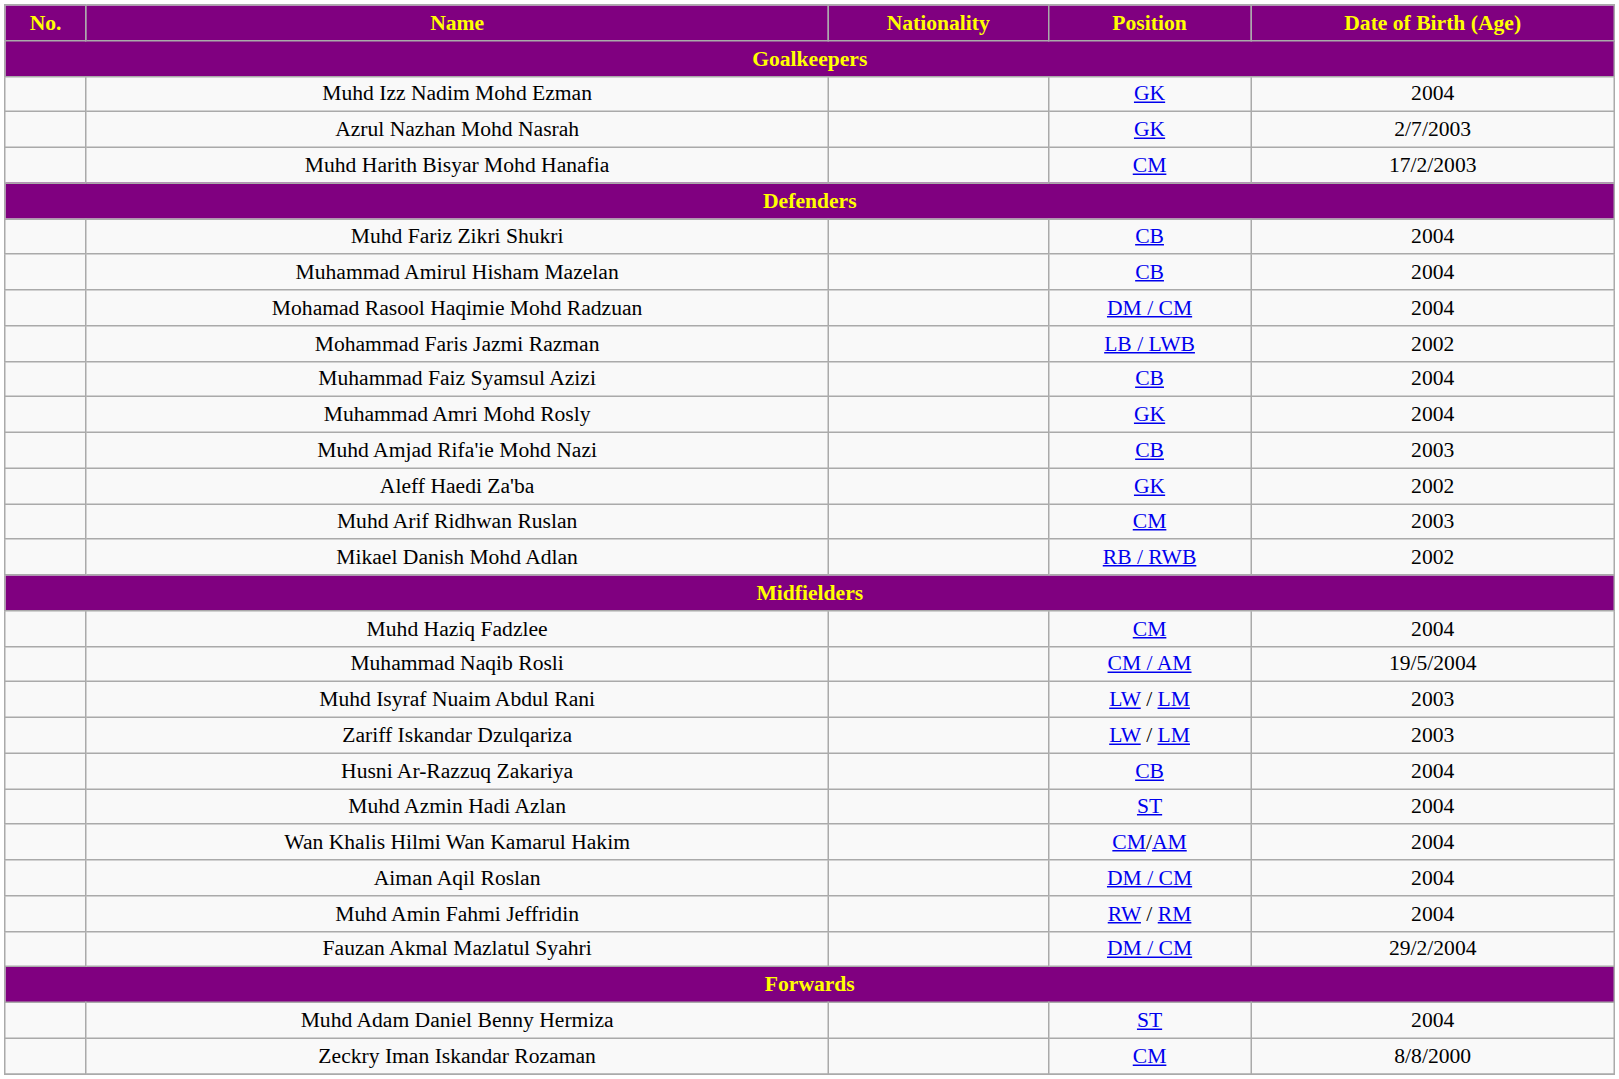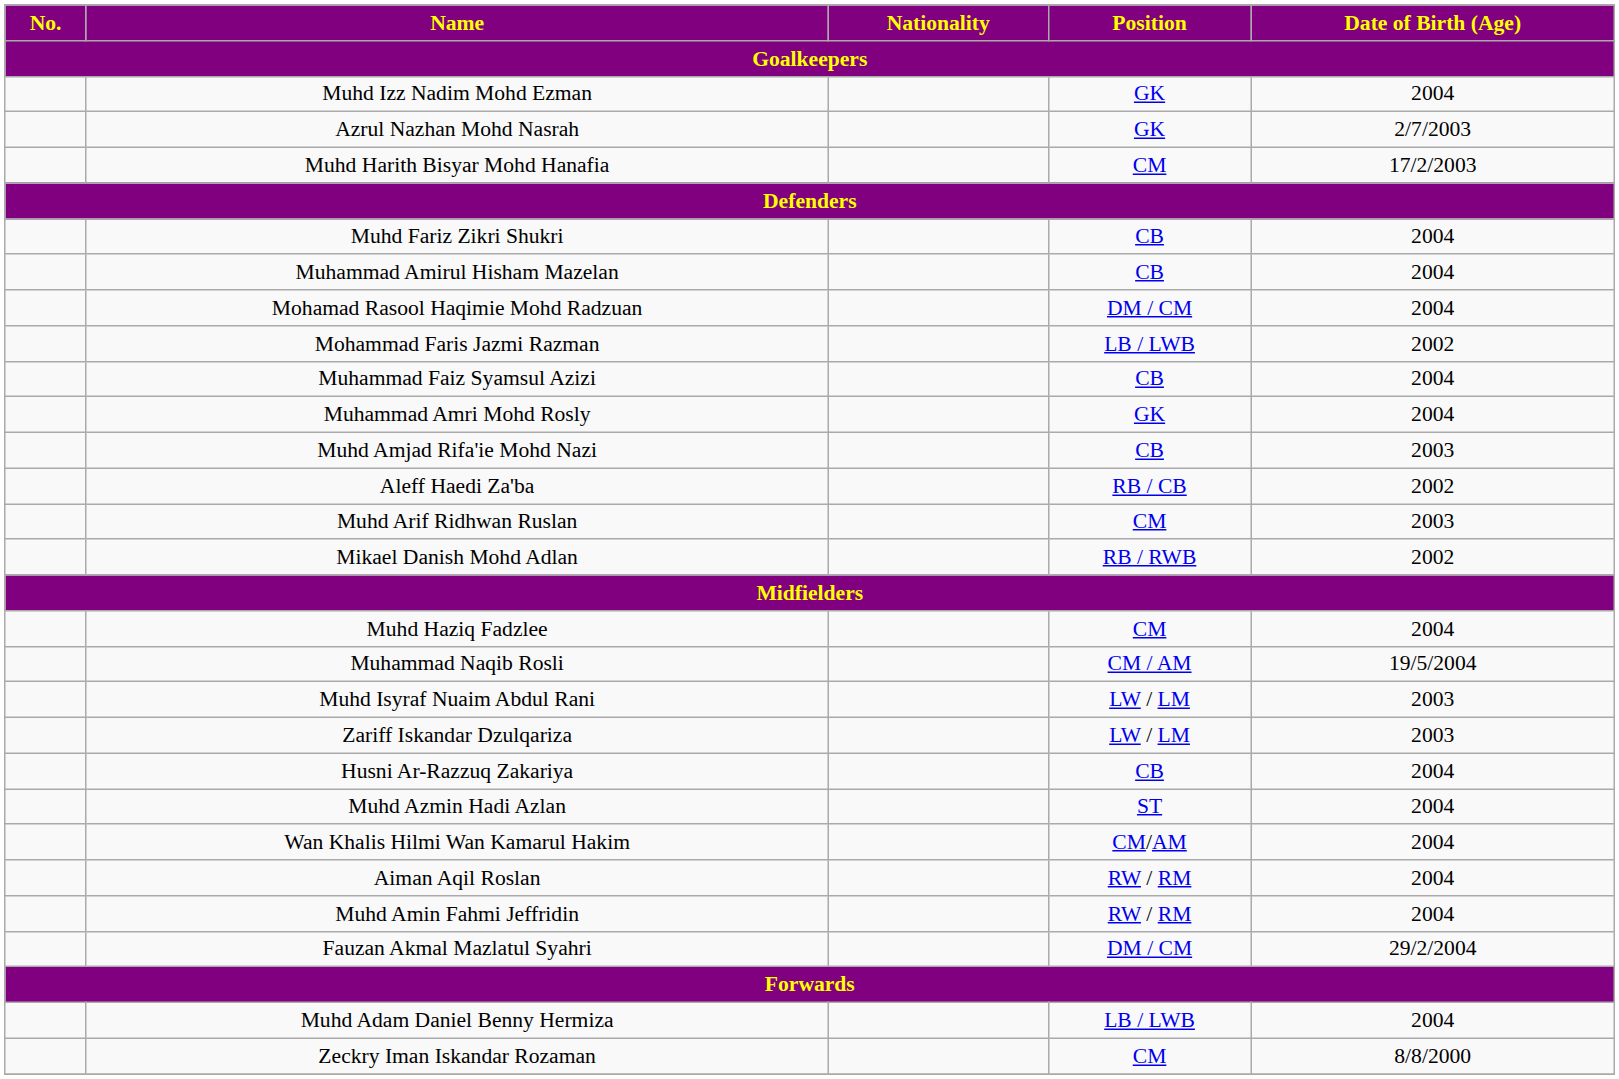(1150, 485) GK -> (1150, 485) RB / CB
(1150, 877) DM / CM -> (1150, 877) RW / RM
(1150, 1020) ST -> (1150, 1020) LB / LWB
